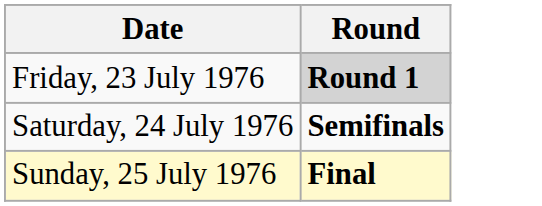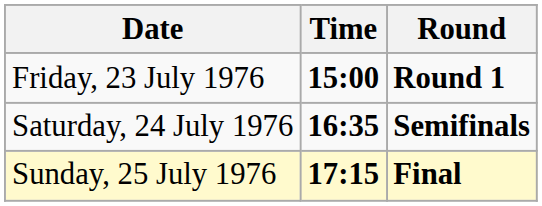+ column: (343, 28)
(363, 77) lightgrey background -> (449, 77) no background
